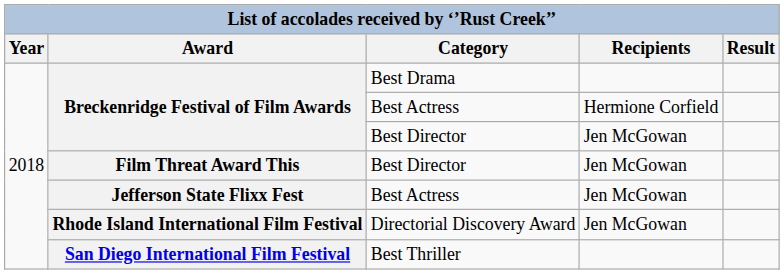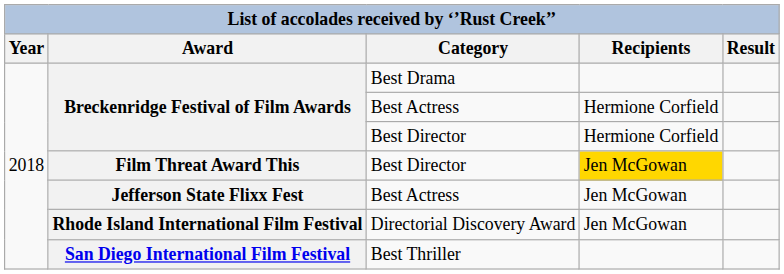(635, 136) Jen McGowan -> (651, 136) Hermione Corfield
(635, 165) no background -> (635, 165) gold background
